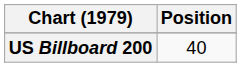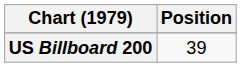(196, 47) 40 -> (196, 47) 39
